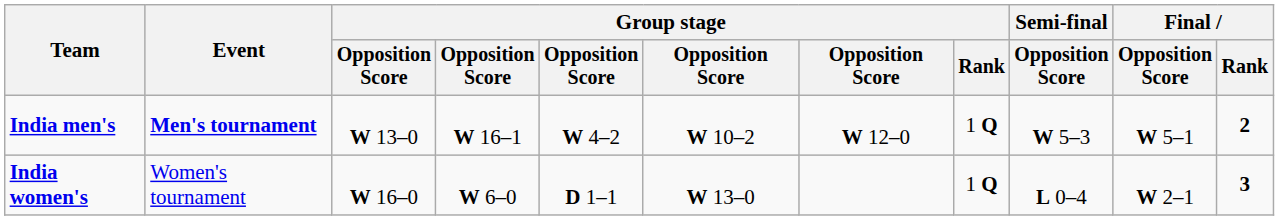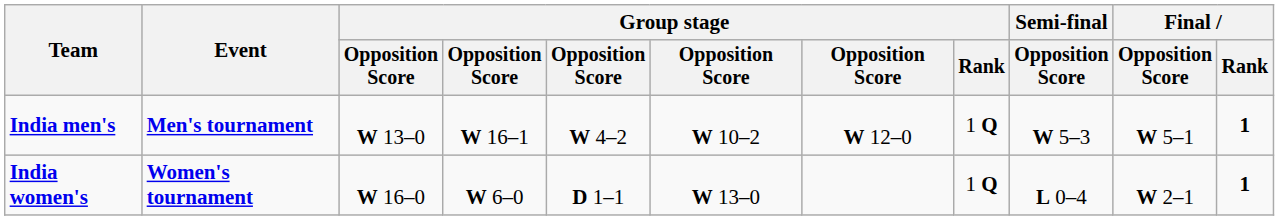(1245, 125) 2 -> (1245, 125) 1
(198, 184) normal -> (200, 184) bold
(1245, 184) 3 -> (1245, 184) 1
